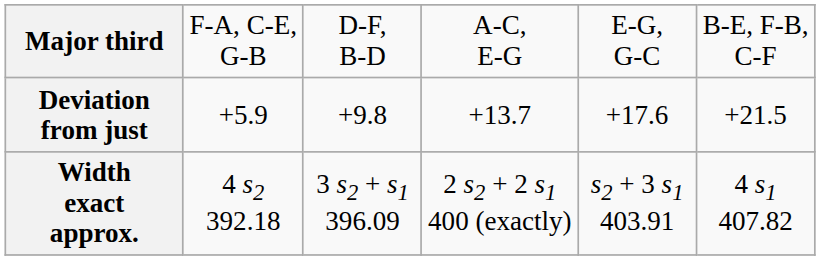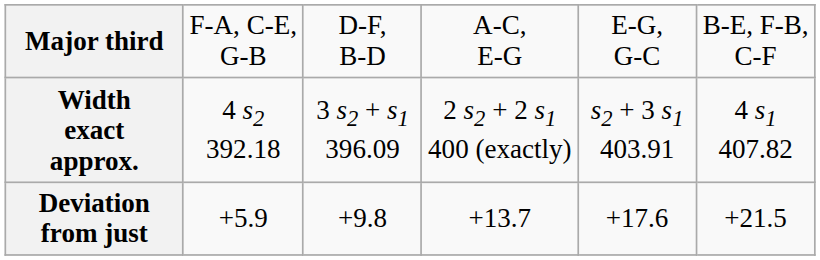rows swapped: (94, 203) <-> (94, 114)
